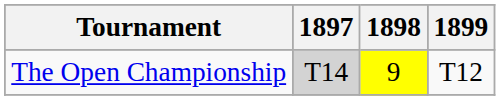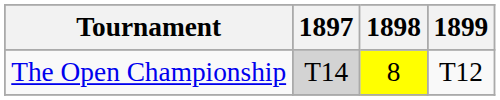(394, 72) 9 -> (394, 72) 8
